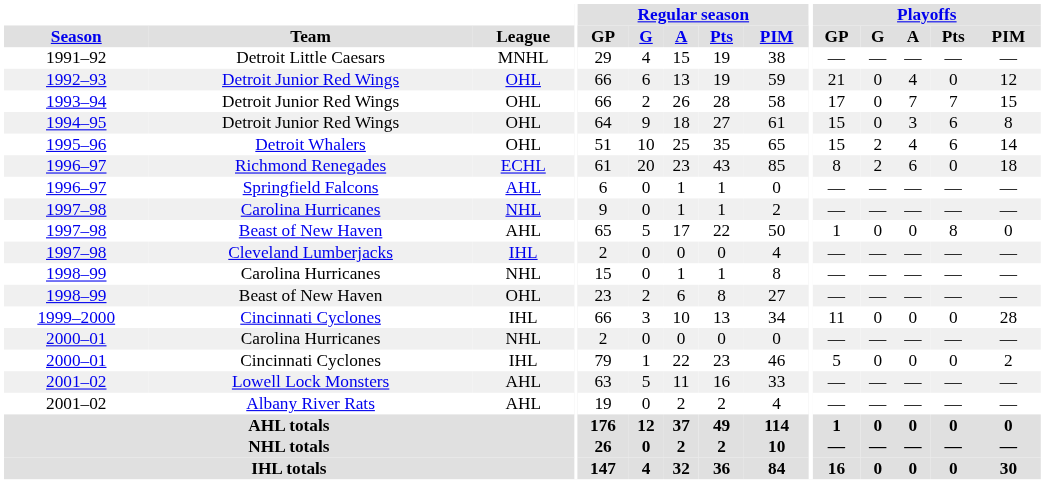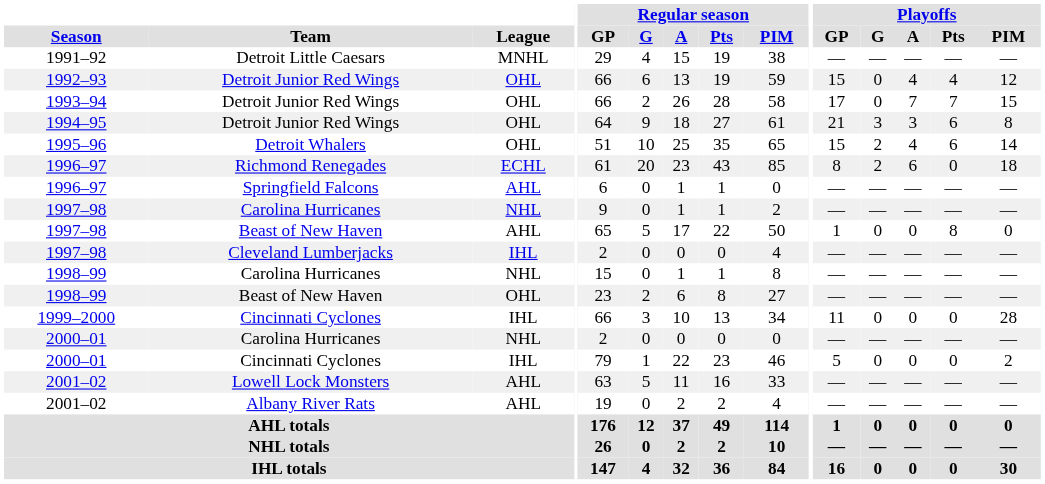(837, 79) 21 -> (837, 79) 15
(953, 79) 0 -> (953, 79) 4
(837, 122) 15 -> (837, 122) 21
(878, 122) 0 -> (878, 122) 3
